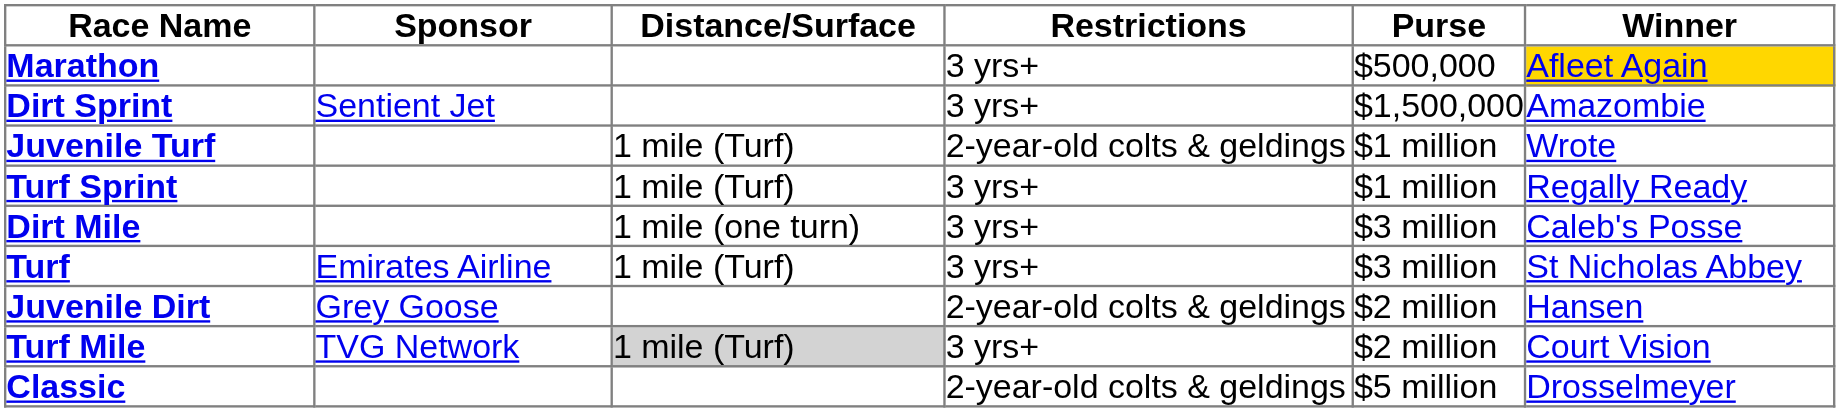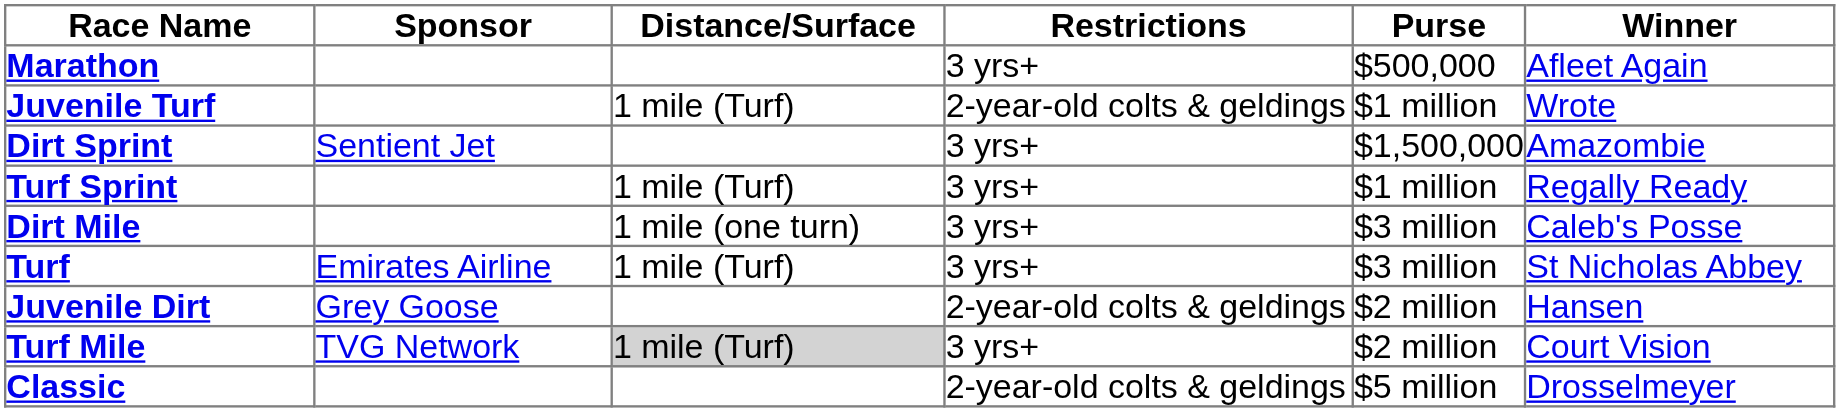(1617, 65) gold background -> (1617, 65) no background
rows swapped: (111, 146) <-> (89, 105)
